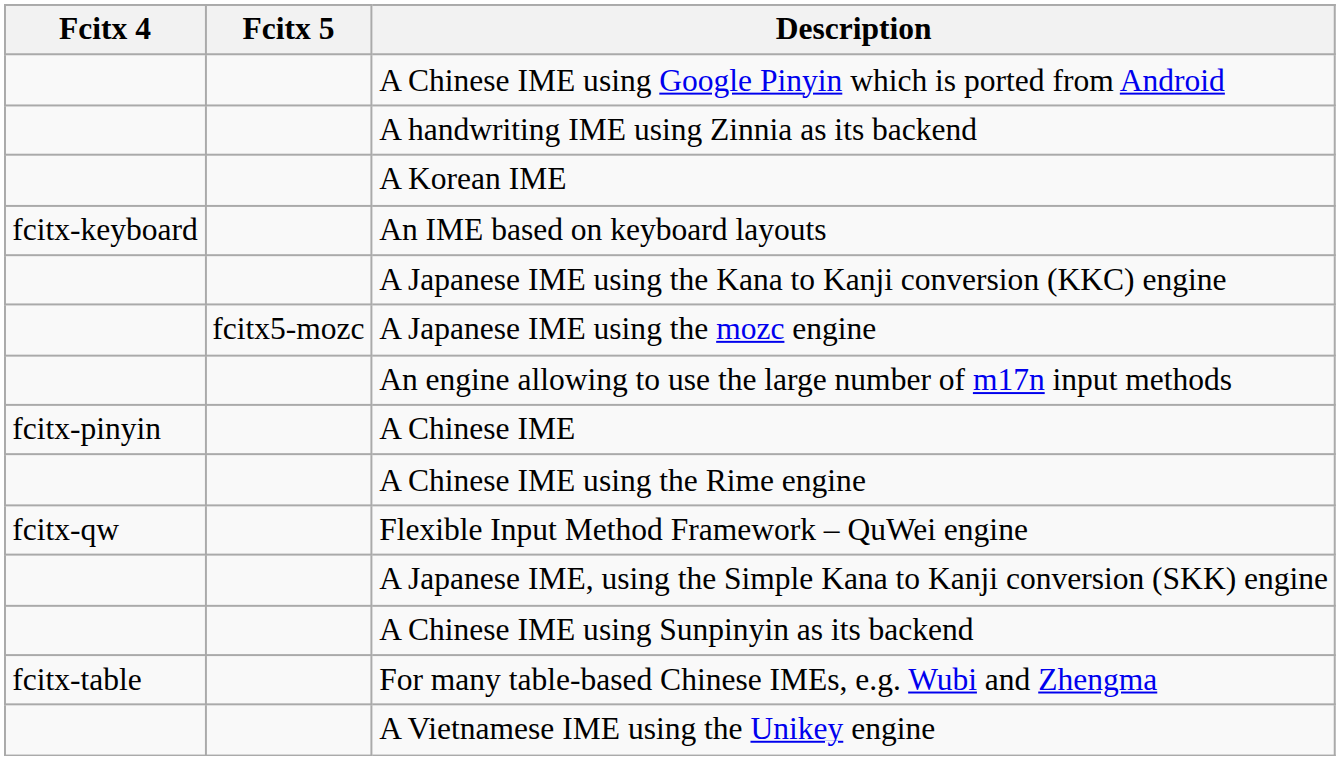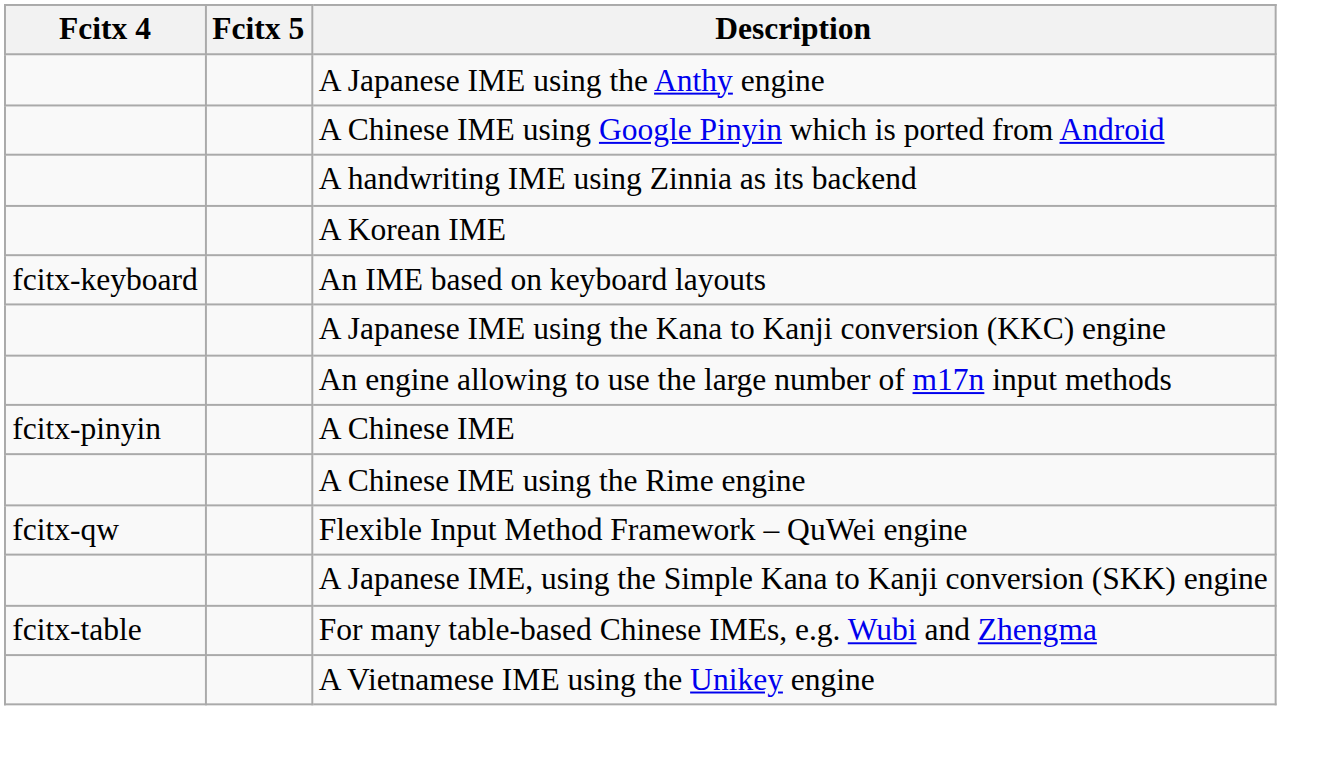+ row: (572, 79)
- row: (628, 329)
- row: (676, 629)
